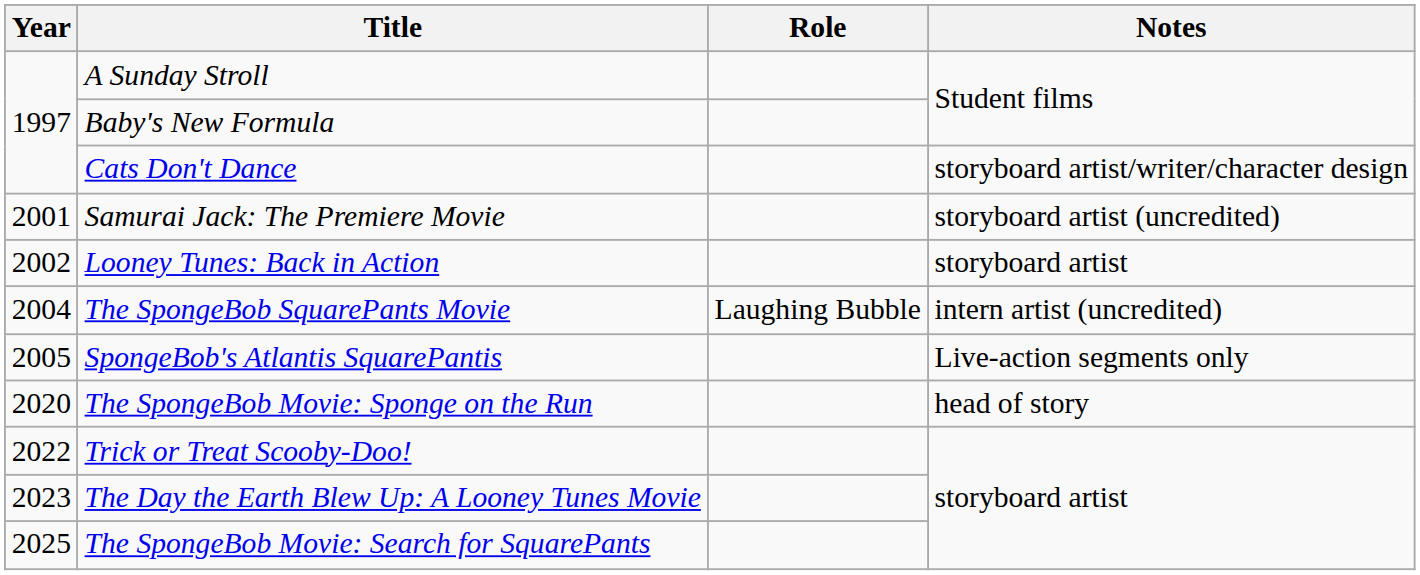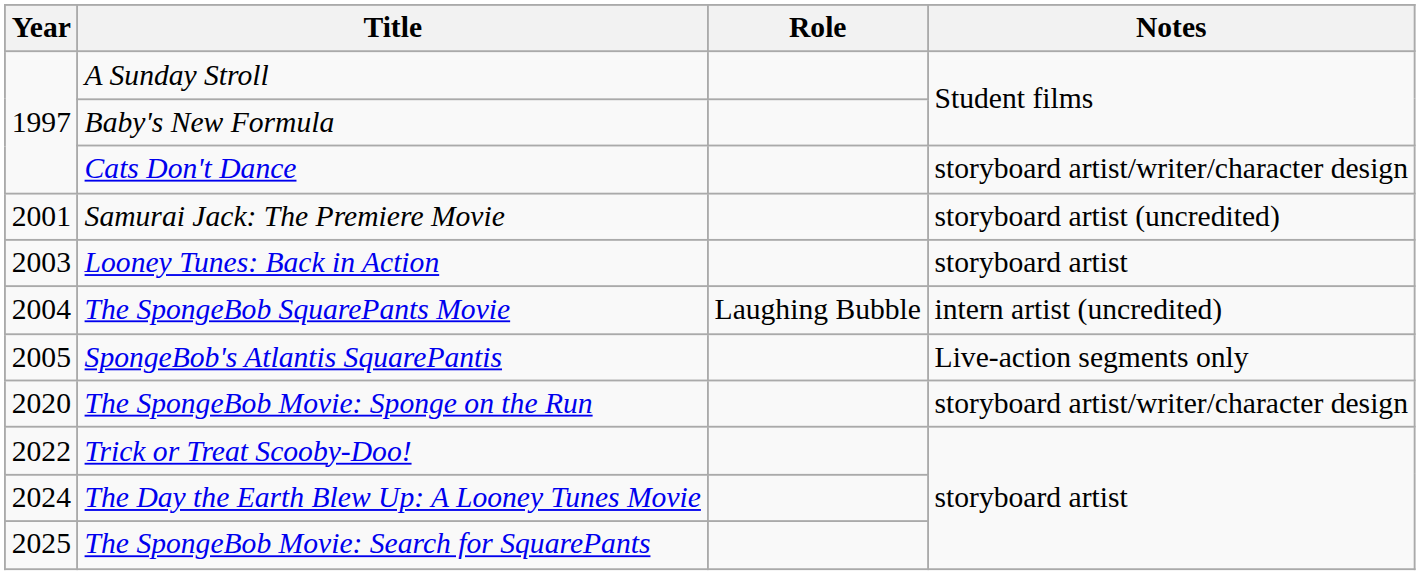(41, 262) 2002 -> (41, 262) 2003
(1012, 403) head of story -> (1171, 403) storyboard artist/writer/character design
(41, 497) 2023 -> (41, 497) 2024
